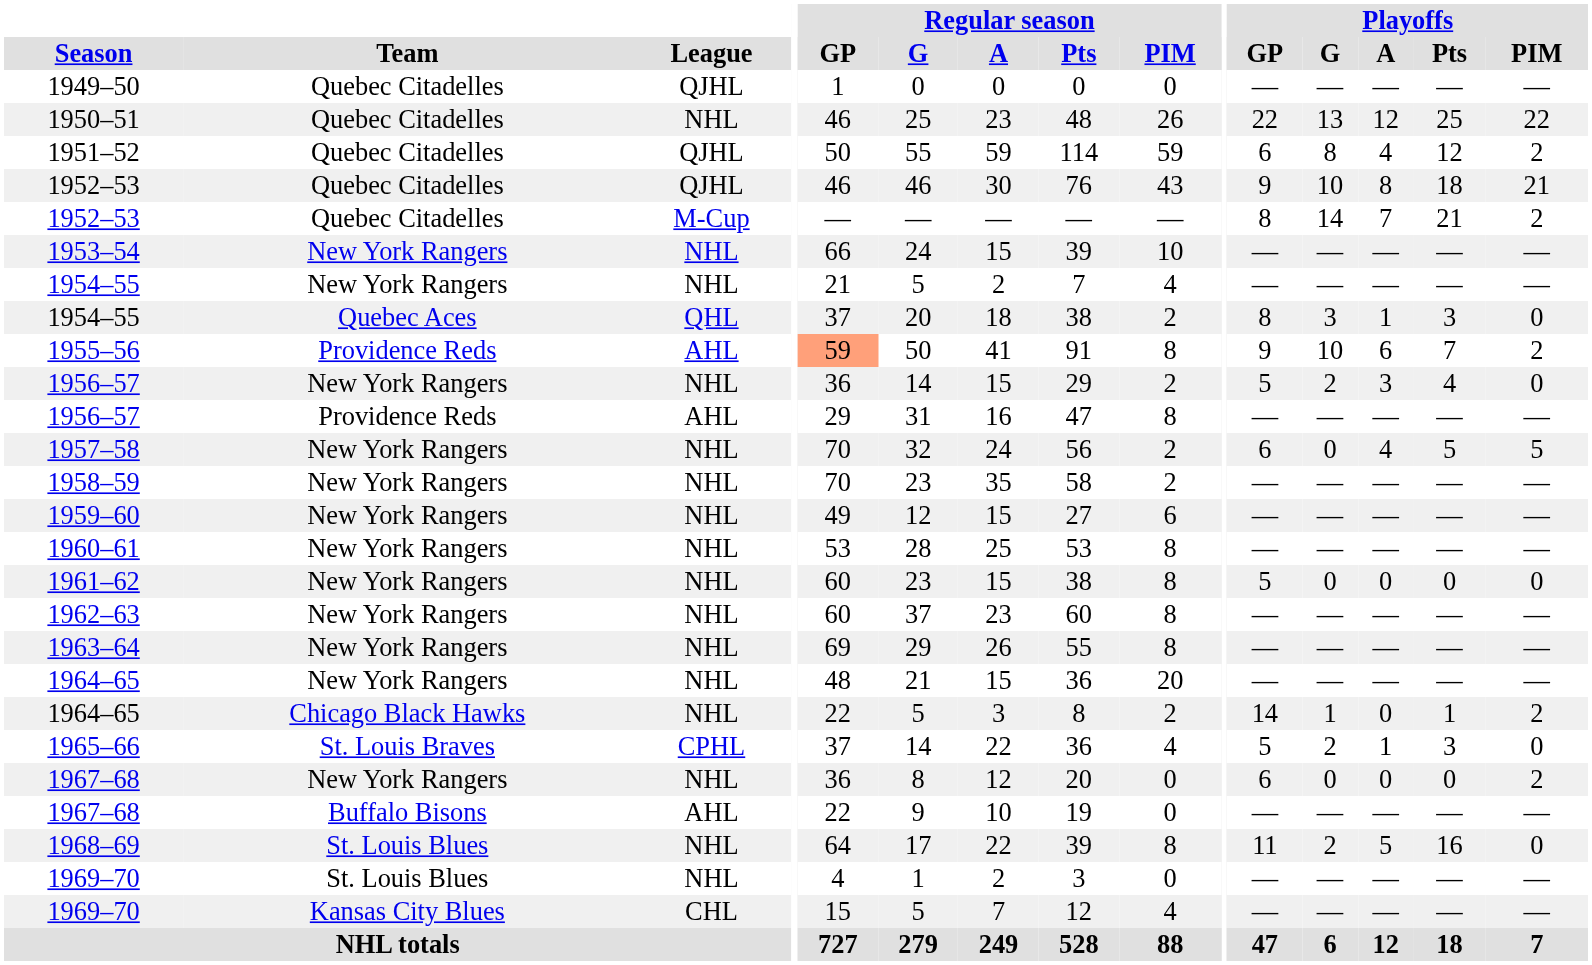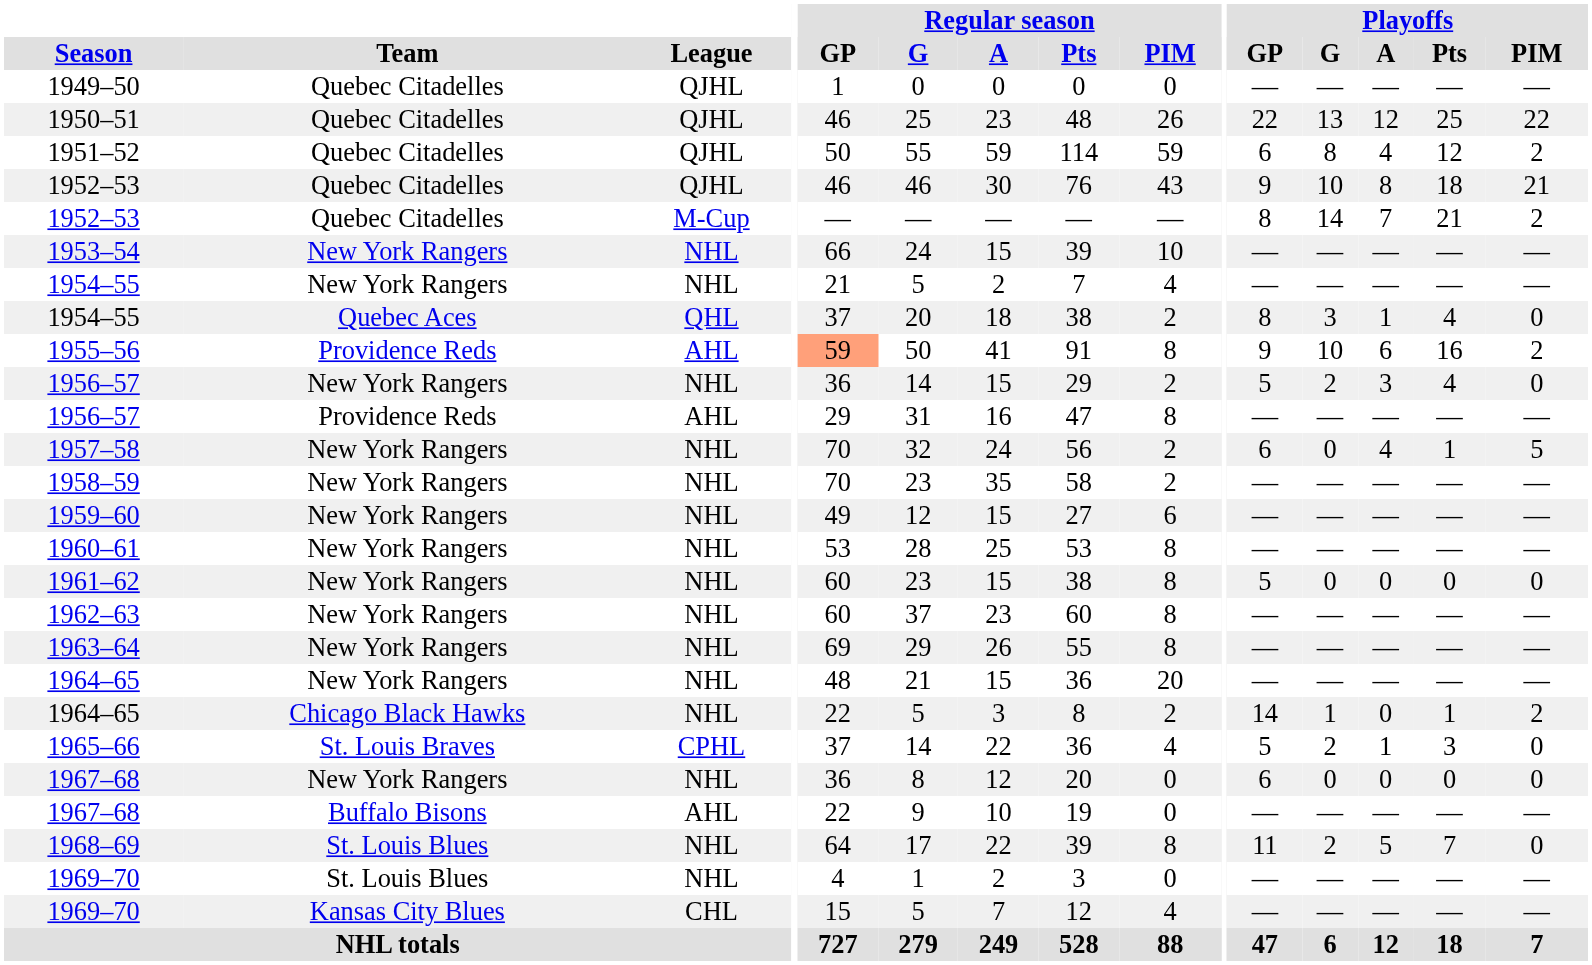(711, 119) NHL -> (711, 119) QJHL
(1450, 317) 3 -> (1450, 317) 4
(1450, 350) 7 -> (1450, 350) 16
(1450, 449) 5 -> (1450, 449) 1
(1537, 779) 2 -> (1537, 779) 0
(1450, 845) 16 -> (1450, 845) 7
